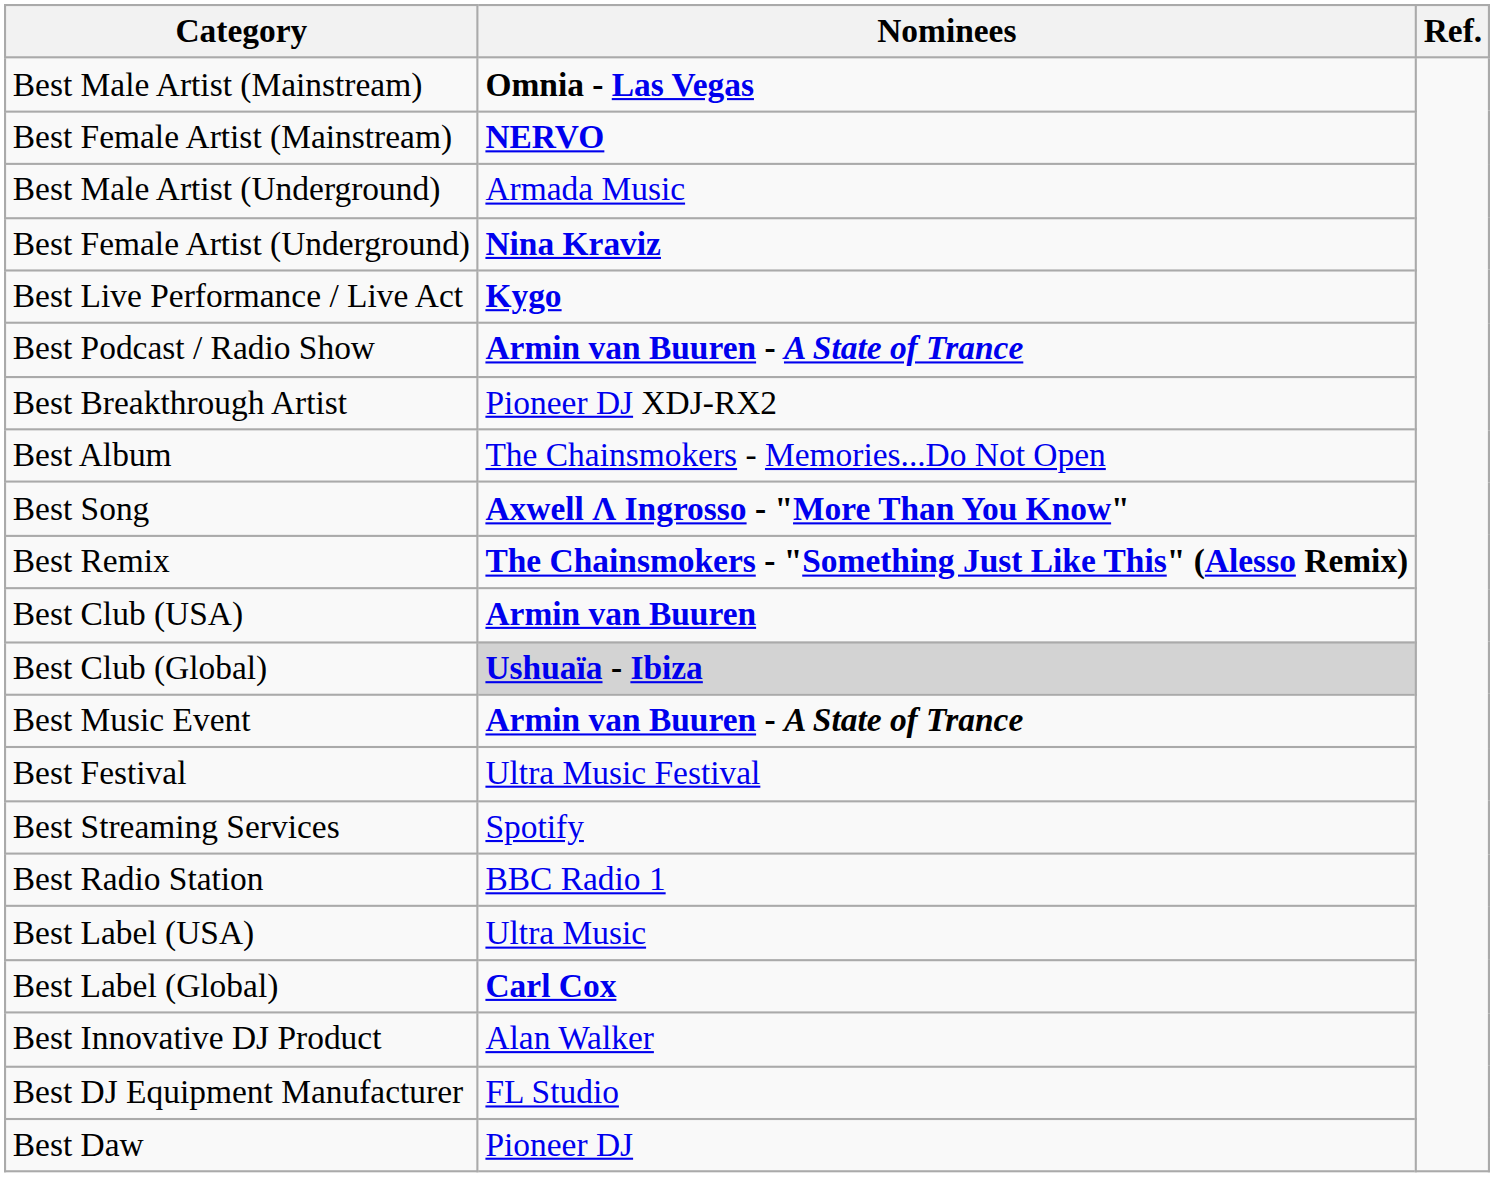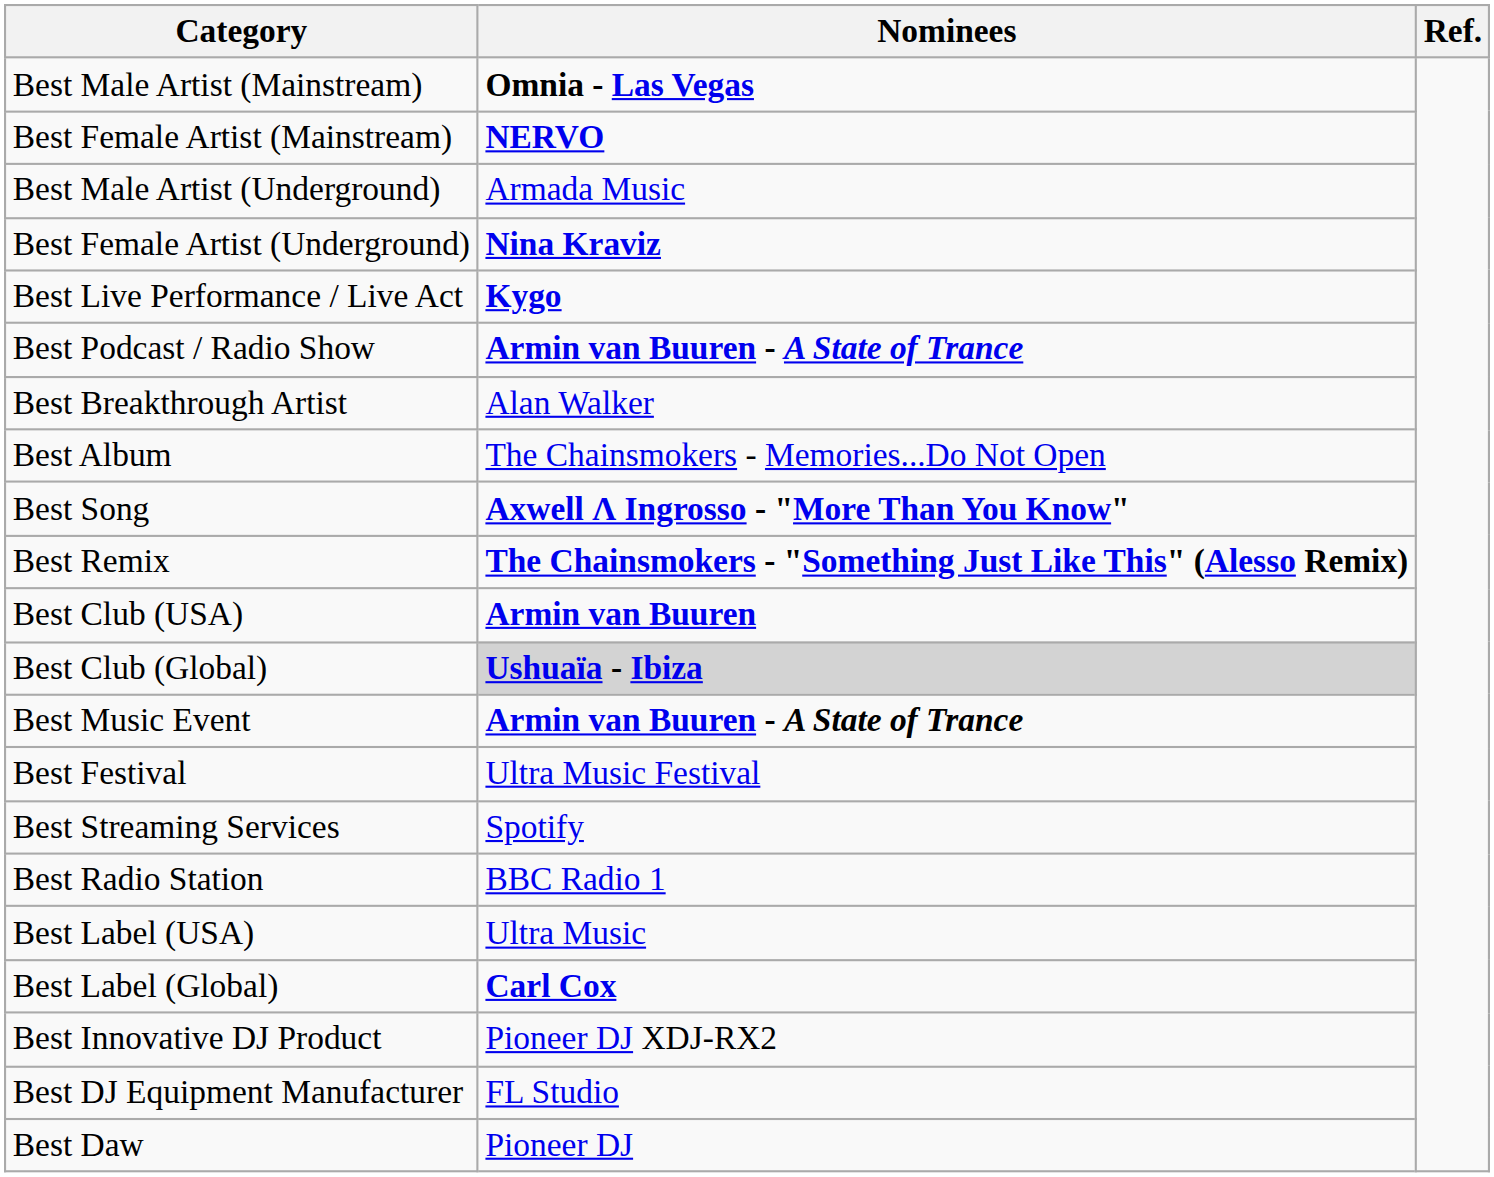(631, 402) Pioneer DJ XDJ-RX2 -> (570, 402) Alan Walker
(570, 1038) Alan Walker -> (631, 1038) Pioneer DJ XDJ-RX2
